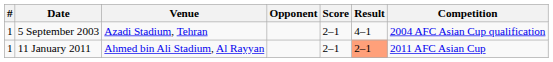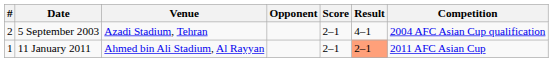(10, 31) 1 -> (10, 31) 2
